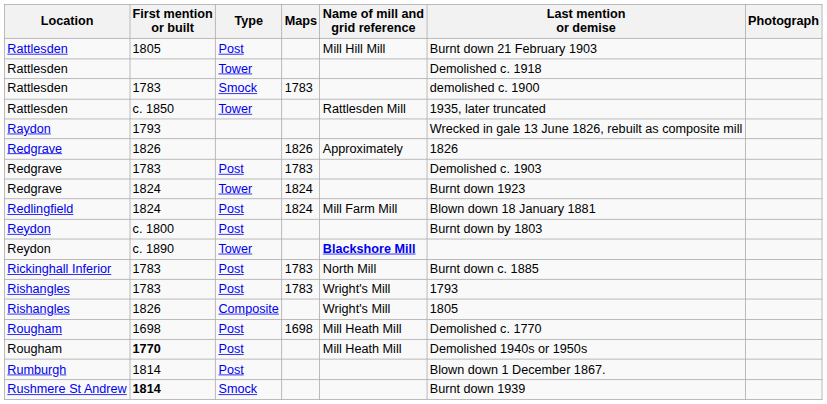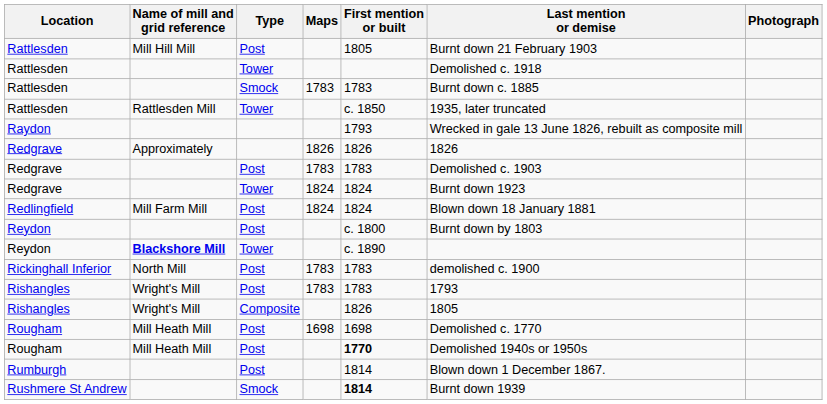columns swapped: (373, 21) <-> (173, 21)
(485, 88) demolished c. 1900 -> (484, 88) Burnt down c. 1885
(484, 269) Burnt down c. 1885 -> (485, 269) demolished c. 1900
